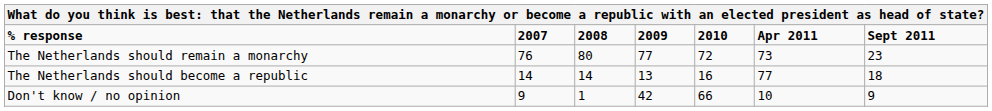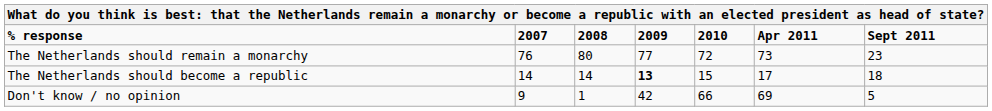(645, 76) normal -> (645, 76) bold
(705, 76) 16 -> (705, 76) 15
(765, 76) 77 -> (765, 76) 17
(765, 96) 10 -> (765, 96) 69
(871, 96) 9 -> (871, 96) 5
